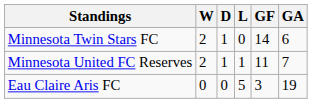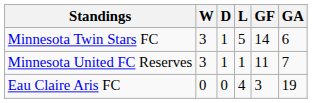(203, 39) 2 -> (203, 39) 3
(242, 39) 0 -> (242, 39) 5
(203, 62) 2 -> (203, 62) 3
(242, 86) 5 -> (242, 86) 4
